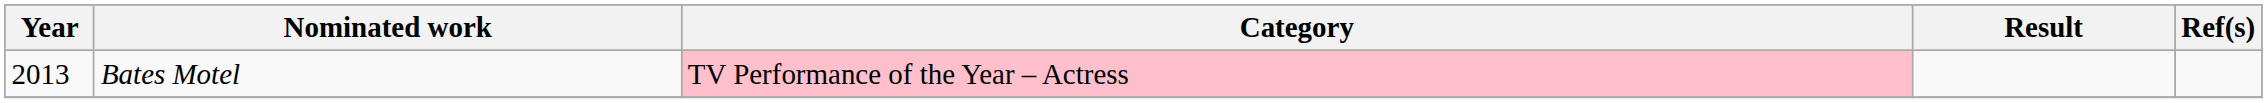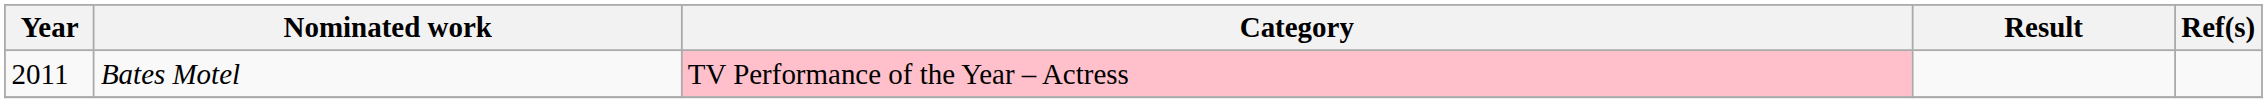(41, 73) 2013 -> (40, 73) 2011
